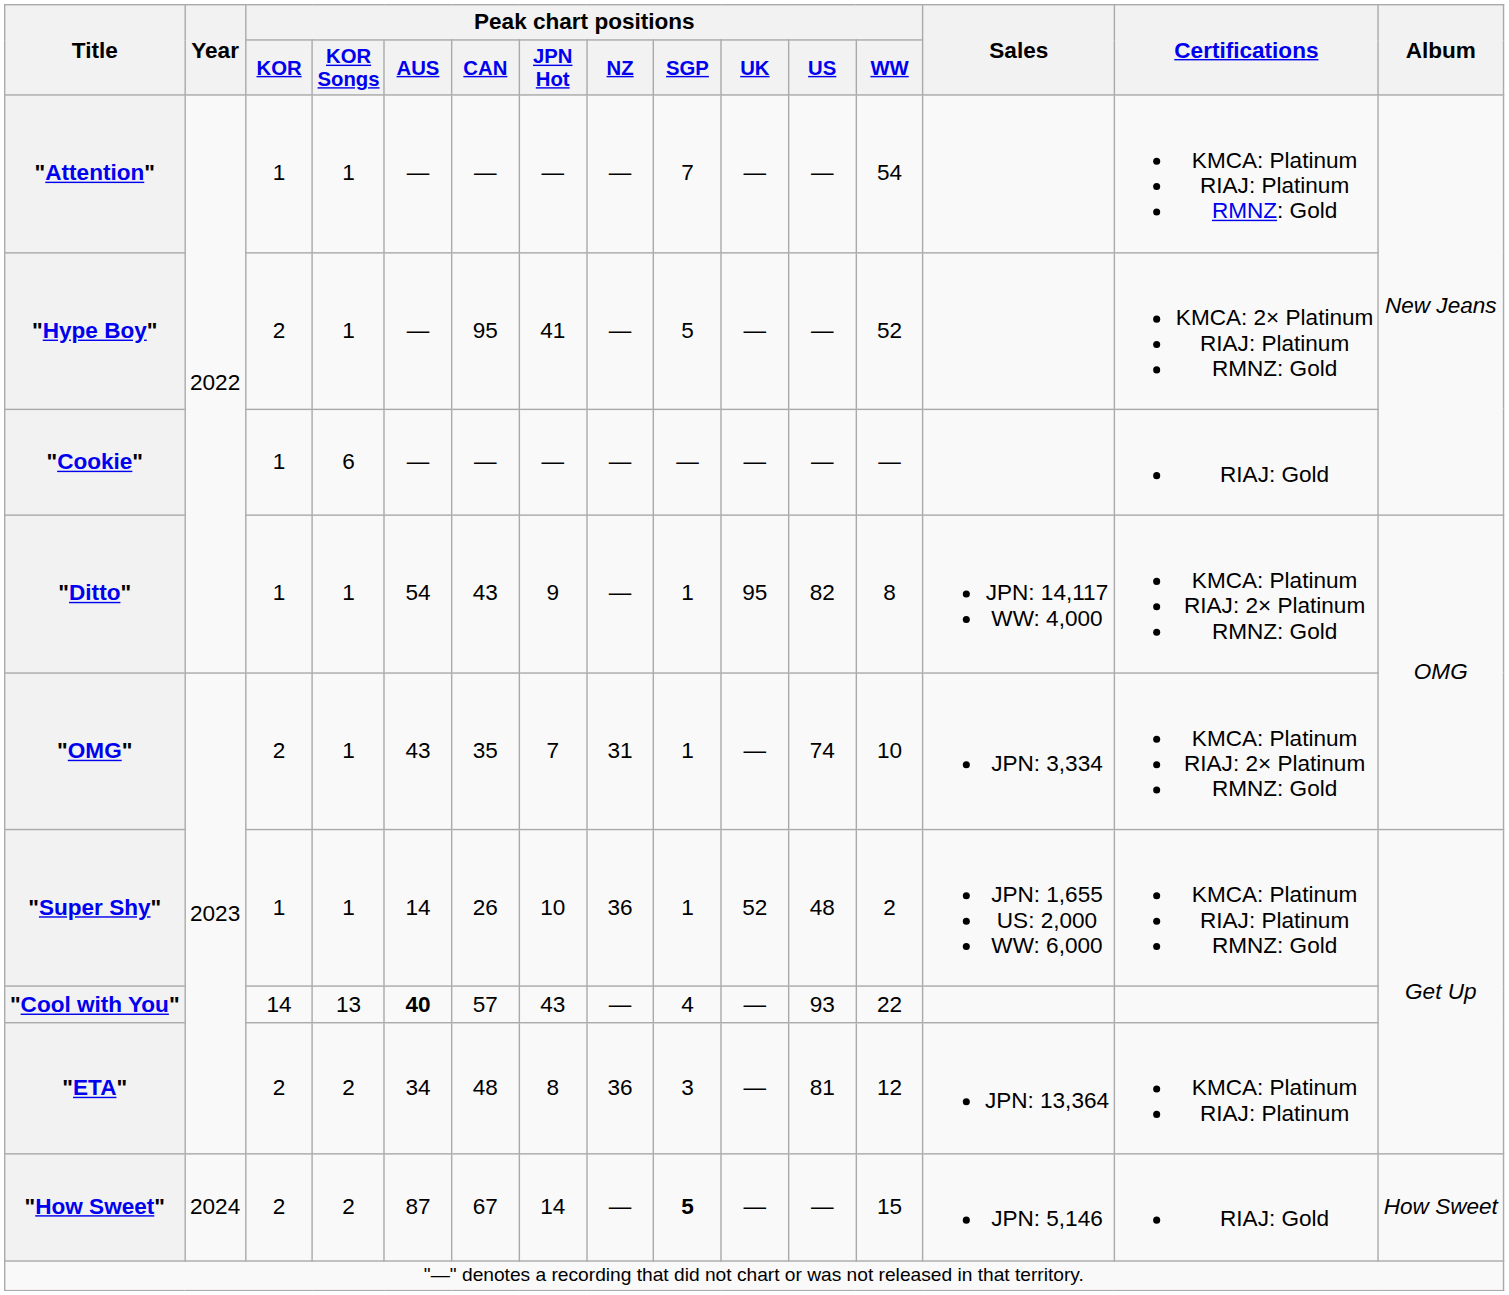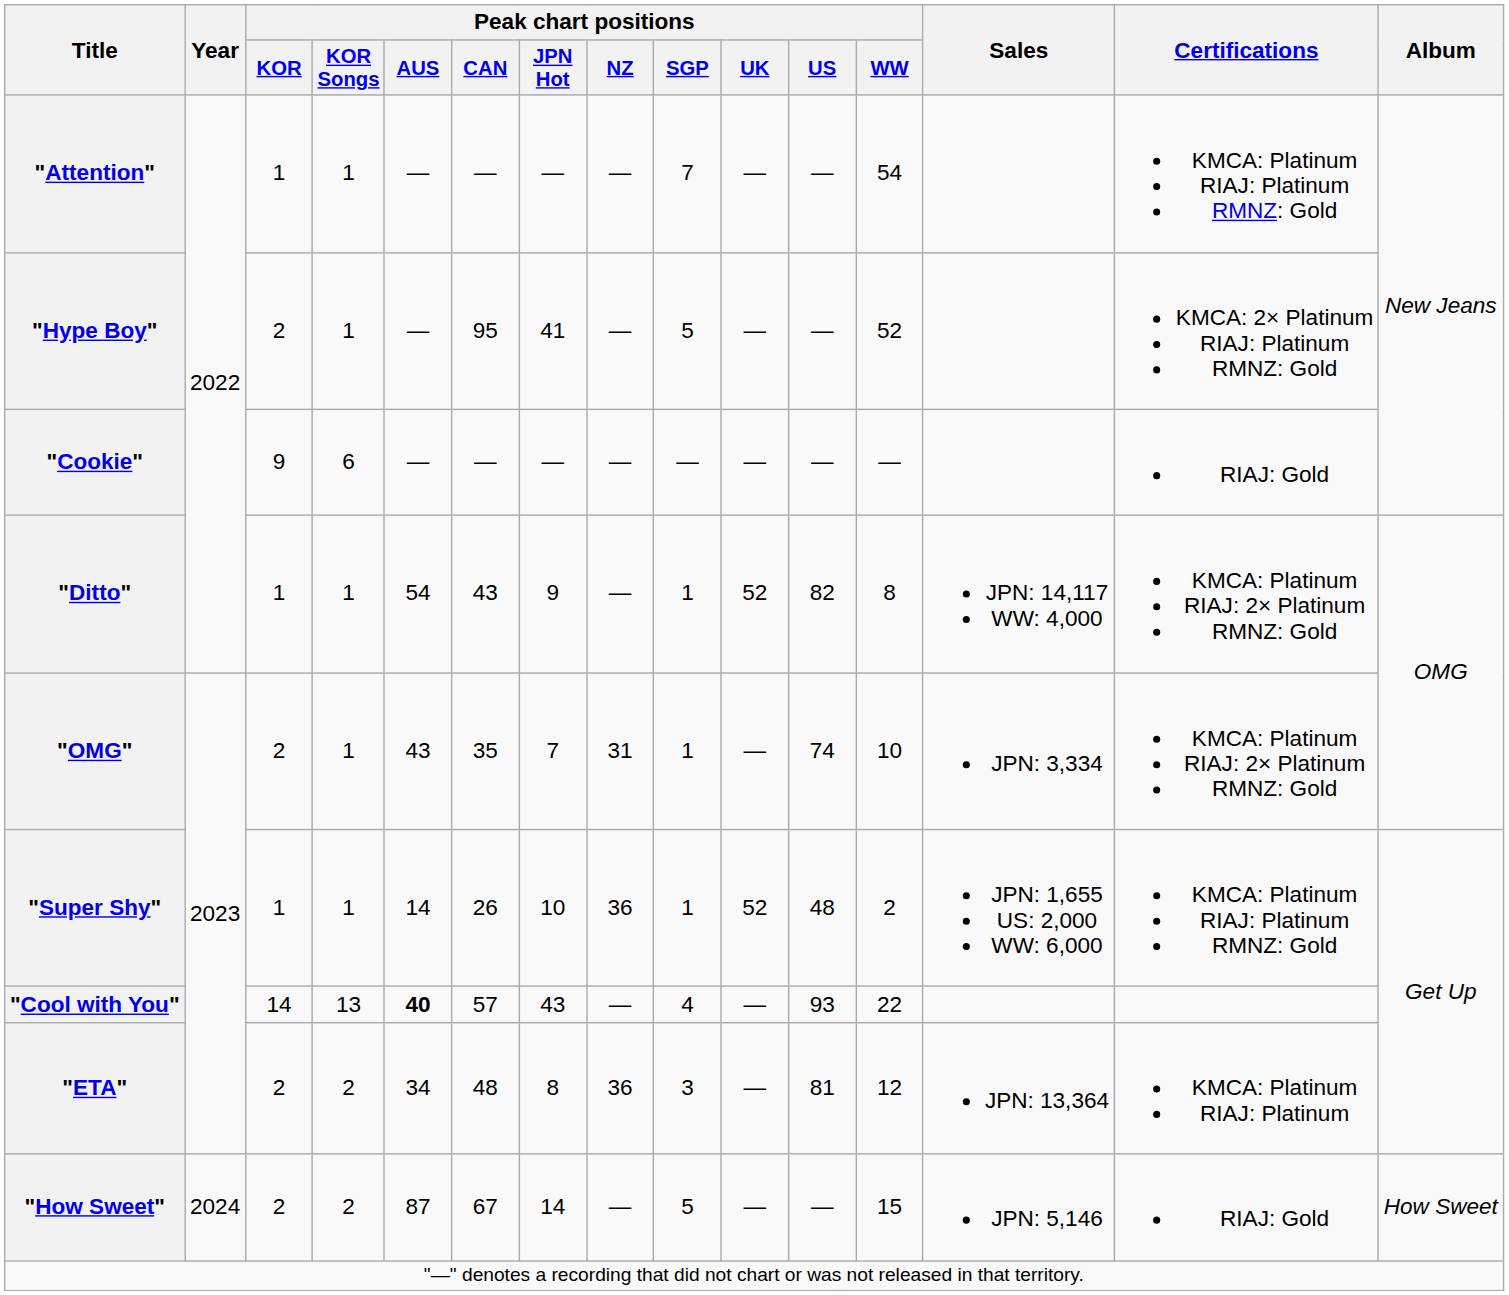(279, 462) 1 -> (279, 462) 9
(755, 593) 95 -> (755, 593) 52
(687, 1206) bold -> (687, 1206) normal
